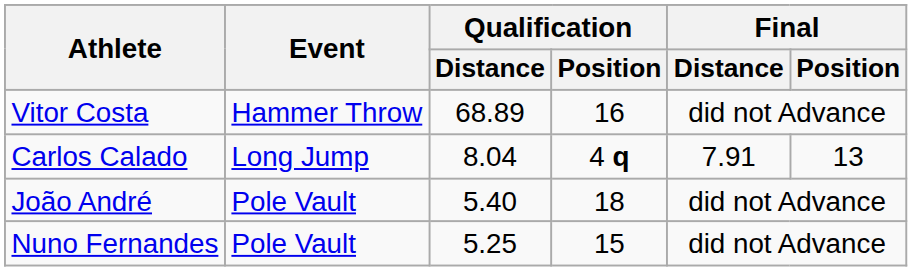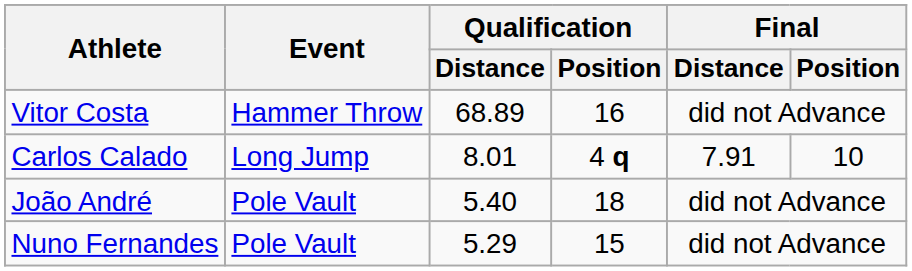(490, 157) 8.04 -> (490, 157) 8.01
(848, 157) 13 -> (848, 157) 10
(490, 244) 5.25 -> (490, 244) 5.29
